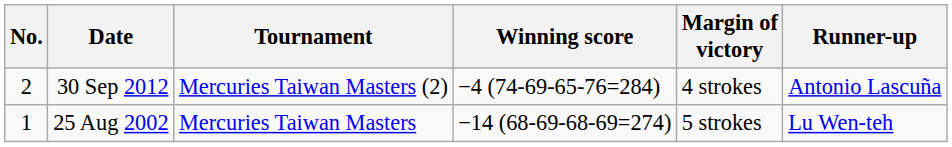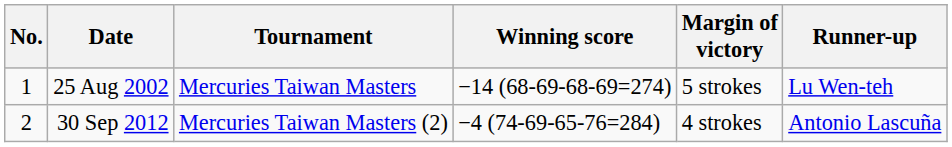rows swapped: (111, 123) <-> (113, 86)
